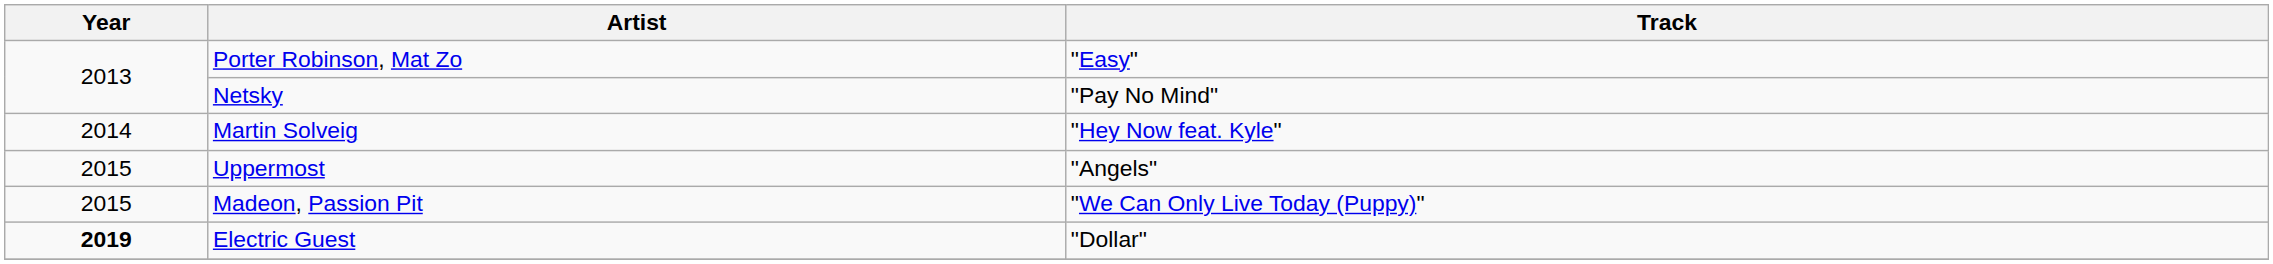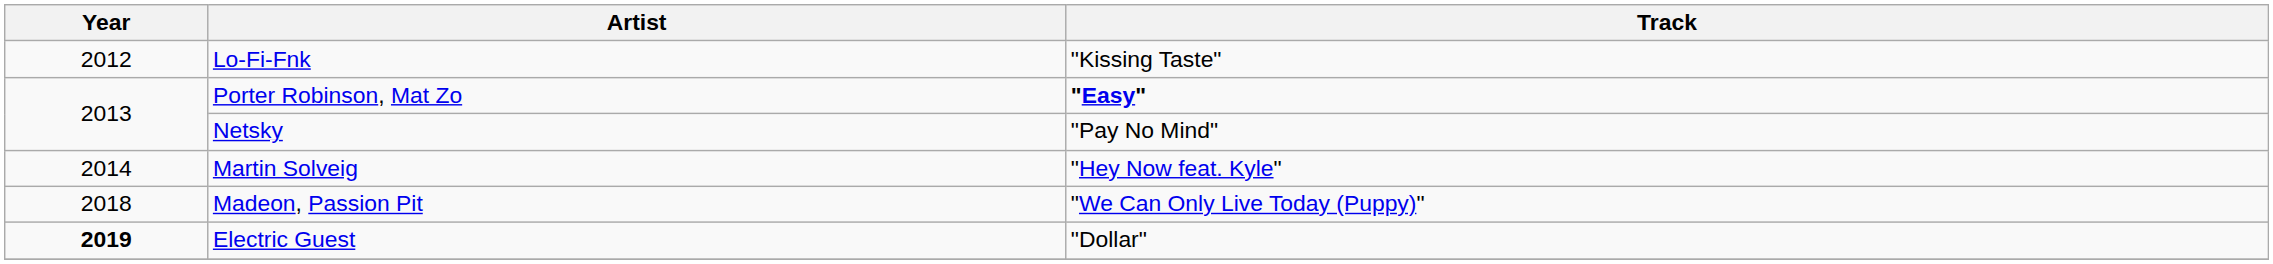+ row: (262, 58)
(1104, 58) normal -> (1108, 95) bold
- row: (269, 167)
(106, 204) 2015 -> (106, 204) 2018
